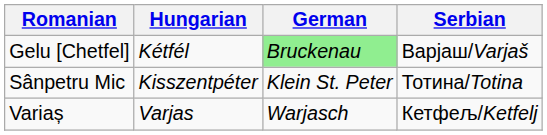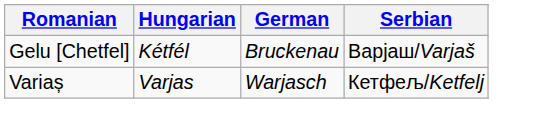(314, 51) lightgreen background -> (292, 51) no background
- row: (67, 82)
